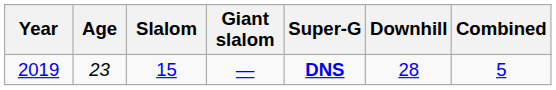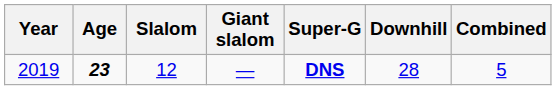(100, 69) normal -> (100, 69) bold
(166, 69) 15 -> (166, 69) 12
